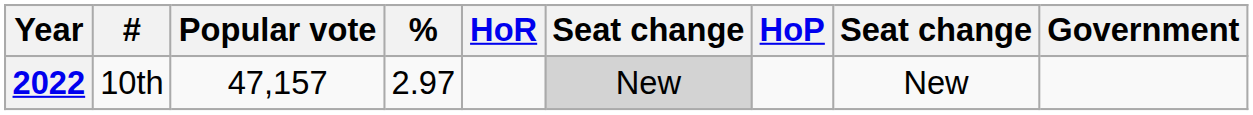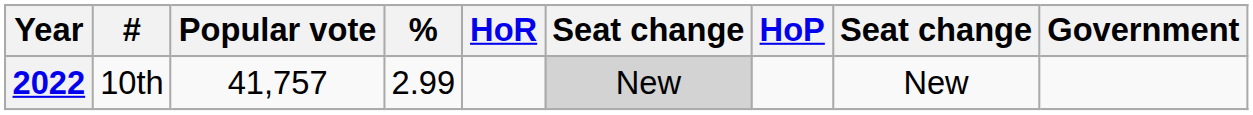(278, 82) 47,157 -> (278, 82) 41,757
(423, 82) 2.97 -> (423, 82) 2.99
